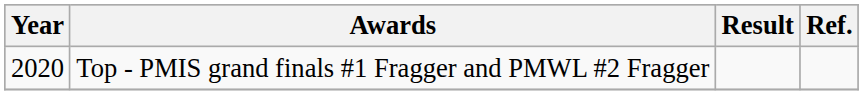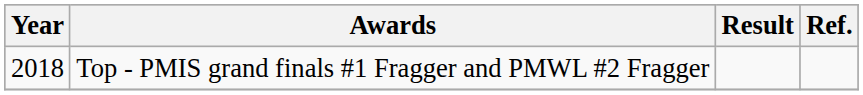(38, 67) 2020 -> (38, 67) 2018
